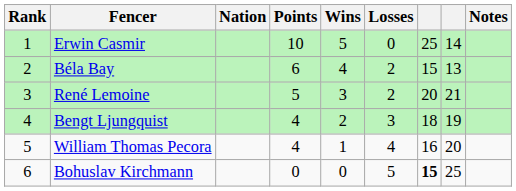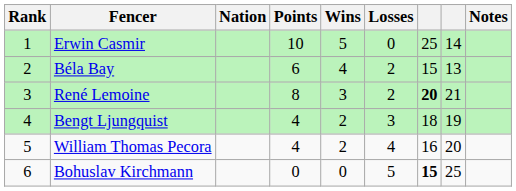(296, 95) 5 -> (296, 95) 8
(429, 95) normal -> (429, 95) bold
(343, 146) 1 -> (343, 146) 2
